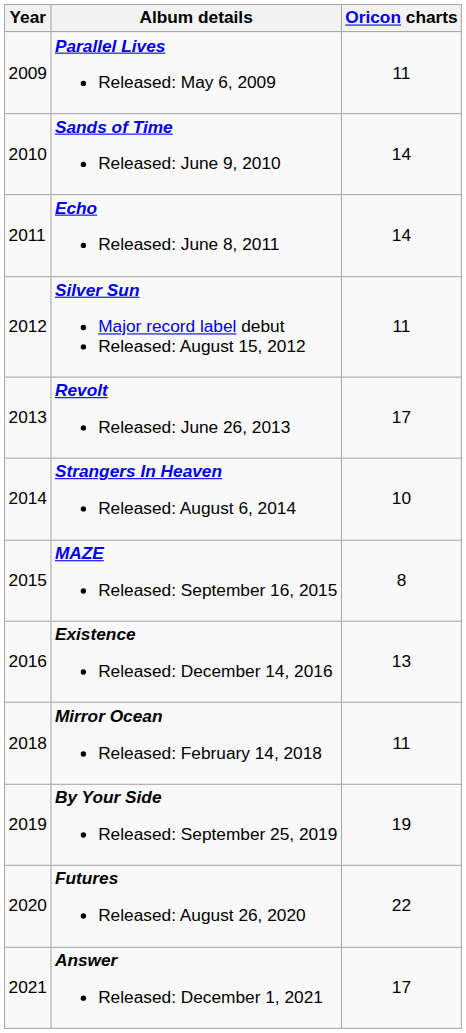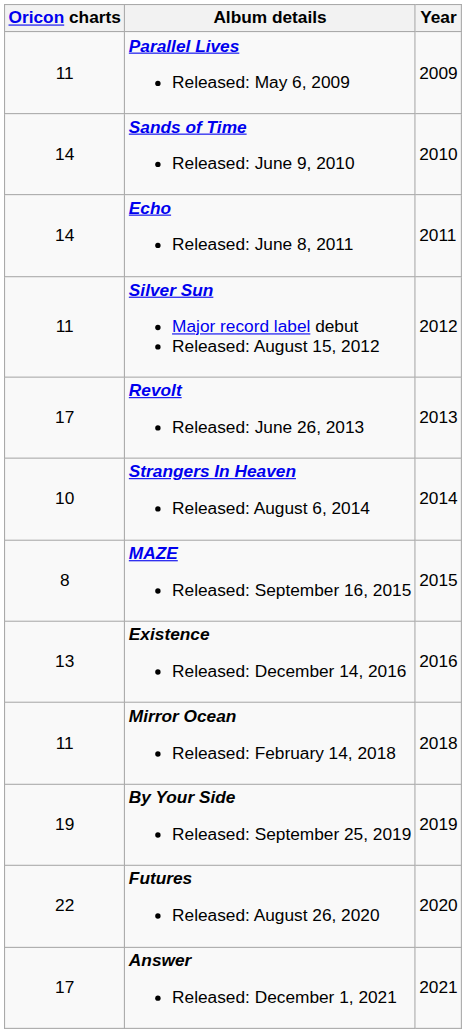columns swapped: (28, 18) <-> (401, 18)
